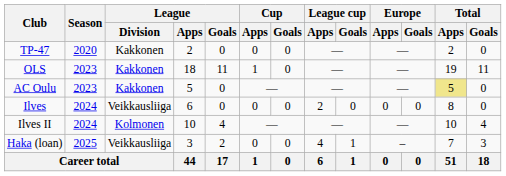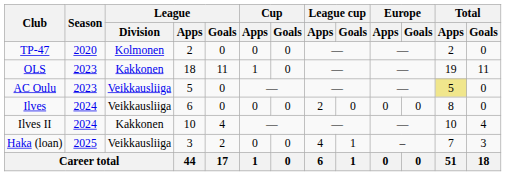(139, 50) Kakkonen -> (139, 50) Kolmonen
(139, 87) Kakkonen -> (139, 87) Veikkausliiga
(139, 124) Kolmonen -> (139, 124) Kakkonen
